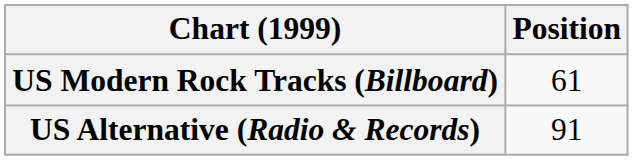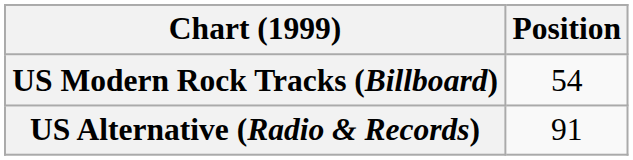(567, 79) 61 -> (567, 79) 54
